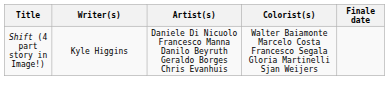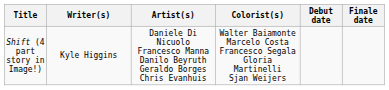+ column: (321, 15)
